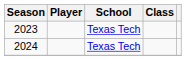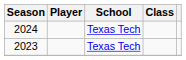rows swapped: (26, 30) <-> (26, 47)
